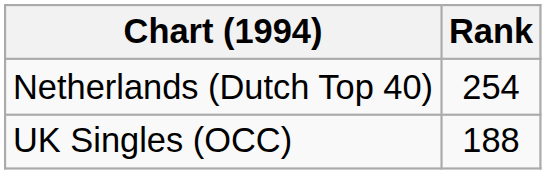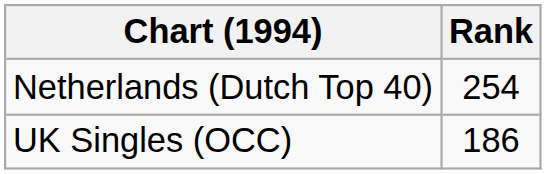(491, 140) 188 -> (491, 140) 186
